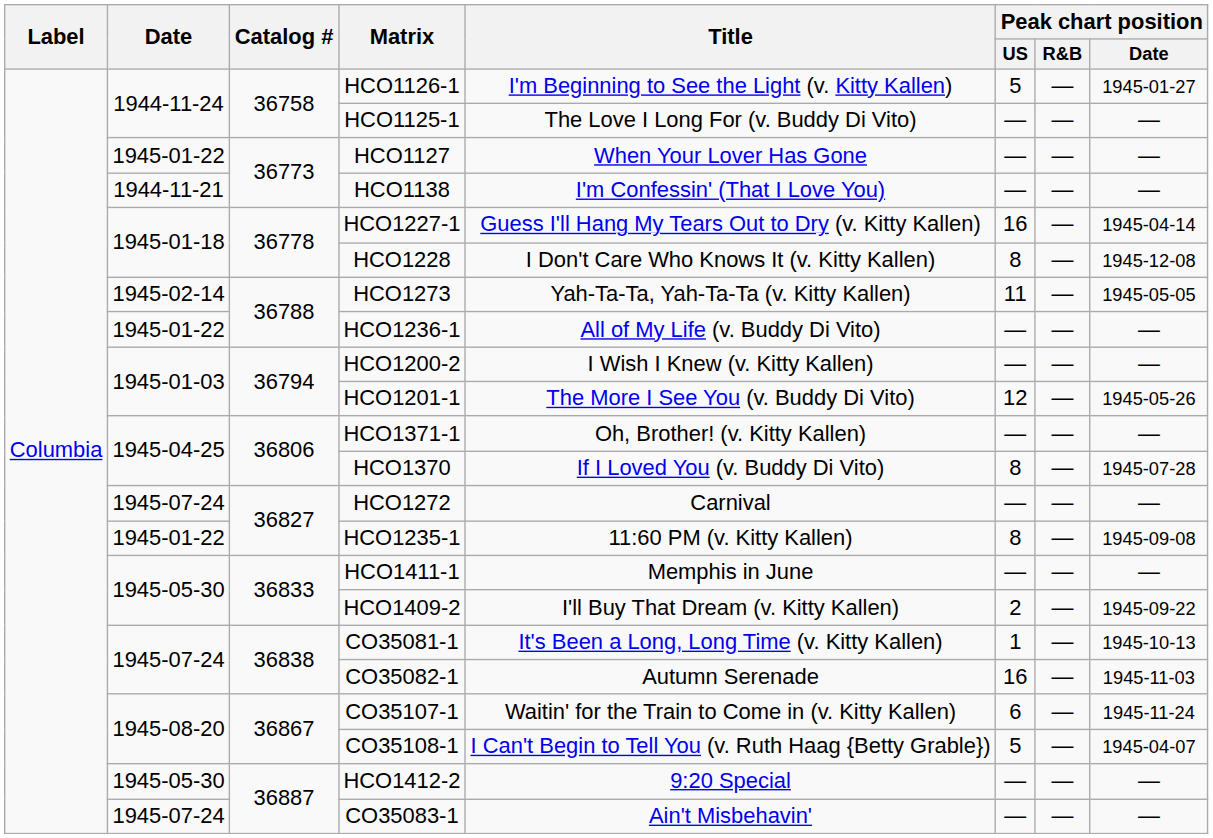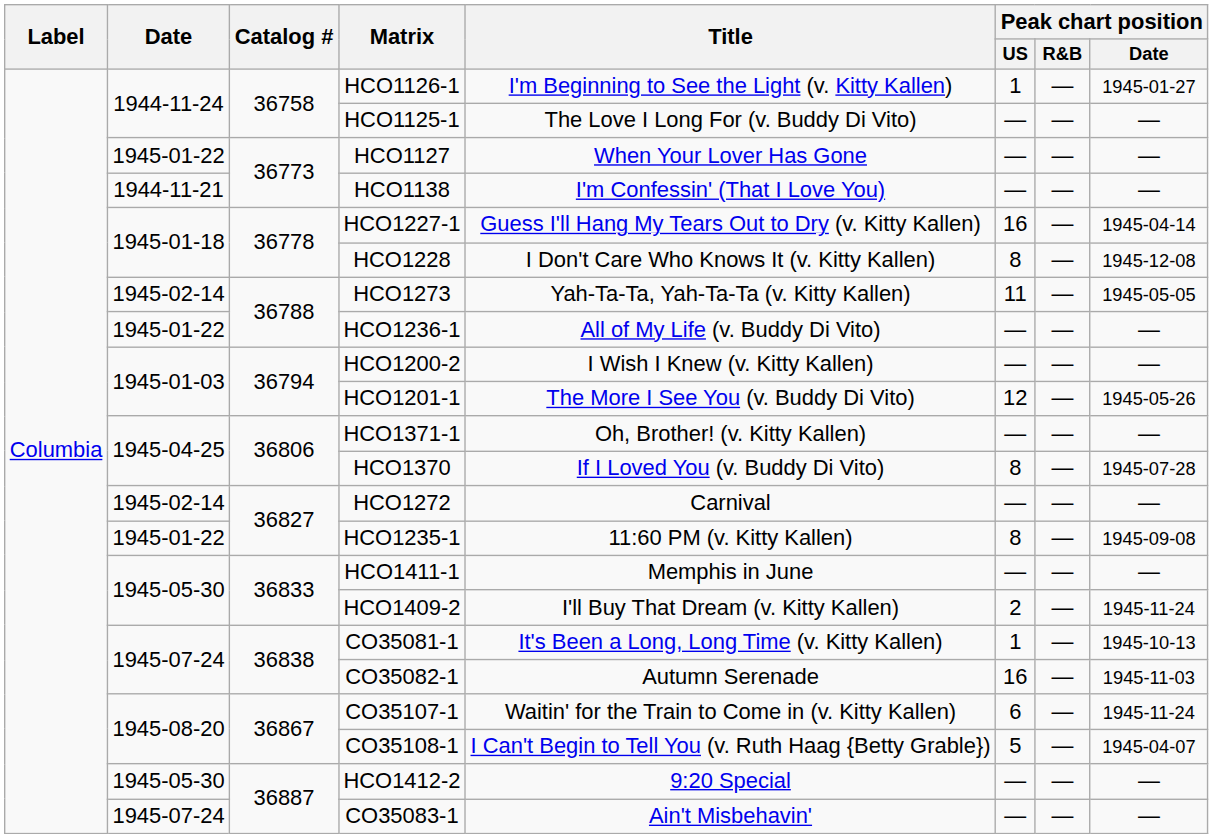(1015, 85) 5 -> (1015, 85) 1
(169, 503) 1945-07-24 -> (169, 503) 1945-02-14
(1149, 608) 1945-09-22 -> (1149, 608) 1945-11-24
